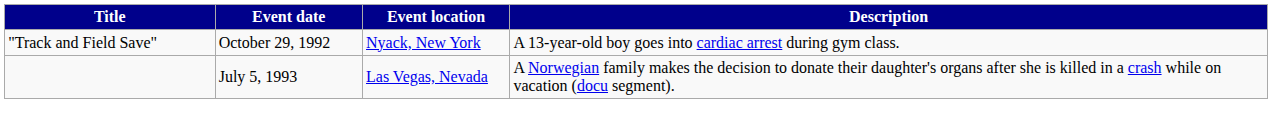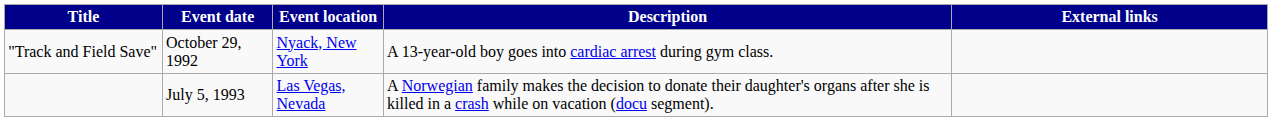+ column: (1110, 17)
